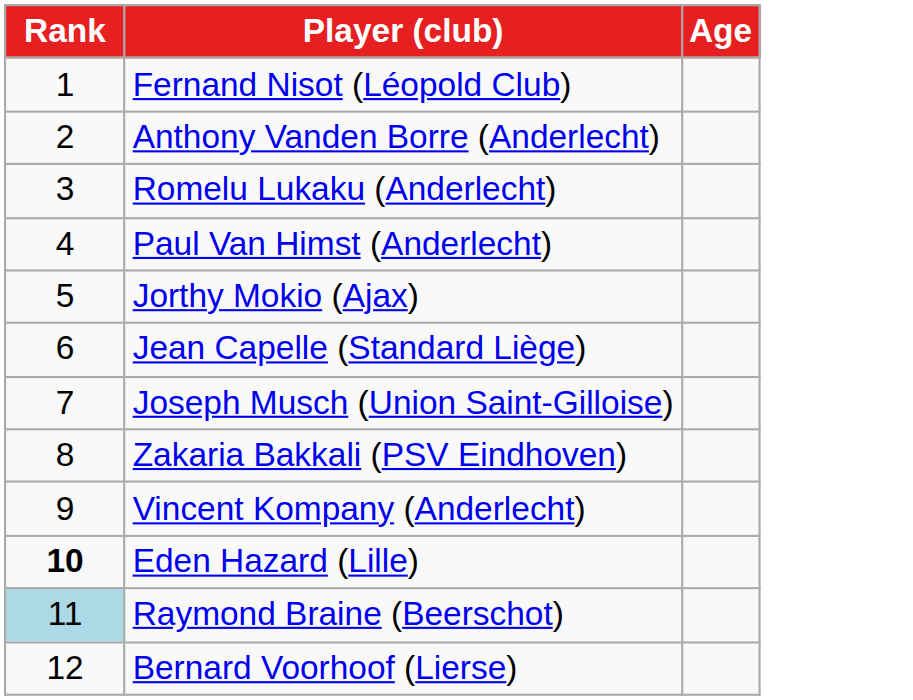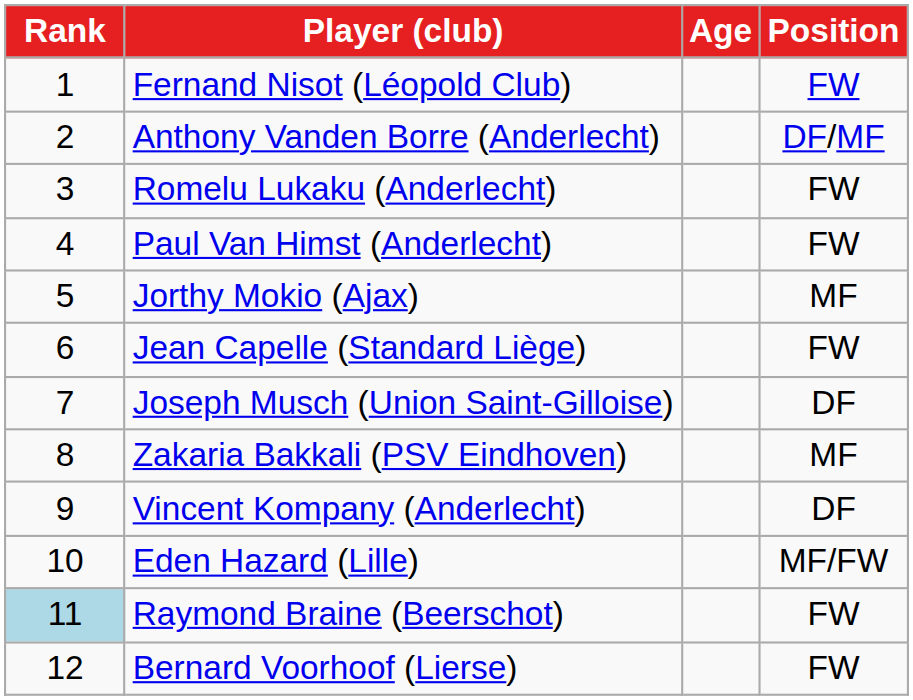+ column: (834, 31)
(65, 561) bold -> (65, 561) normal
